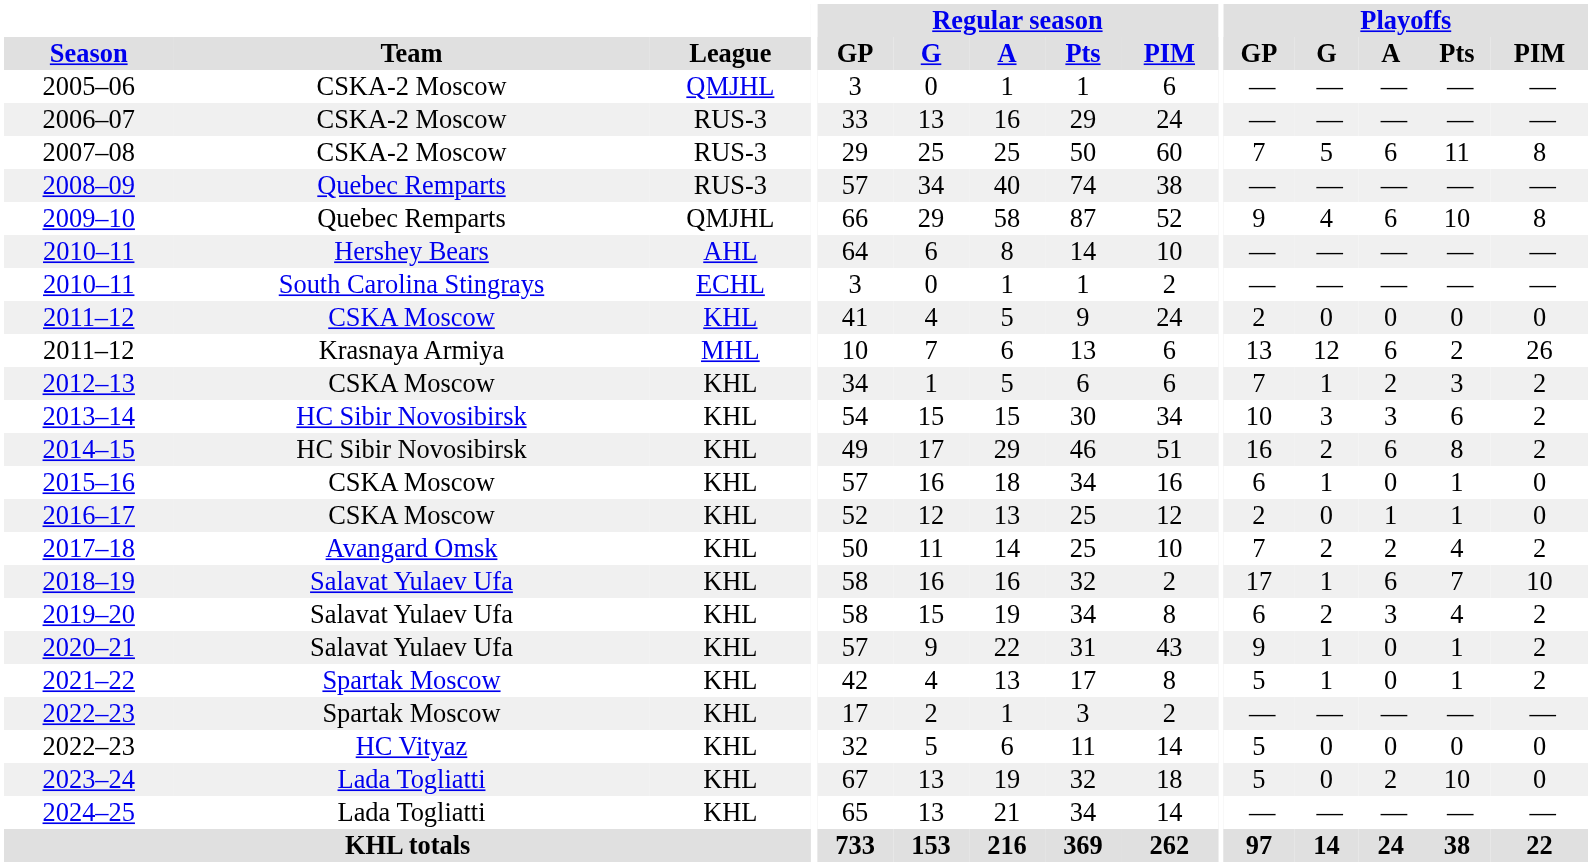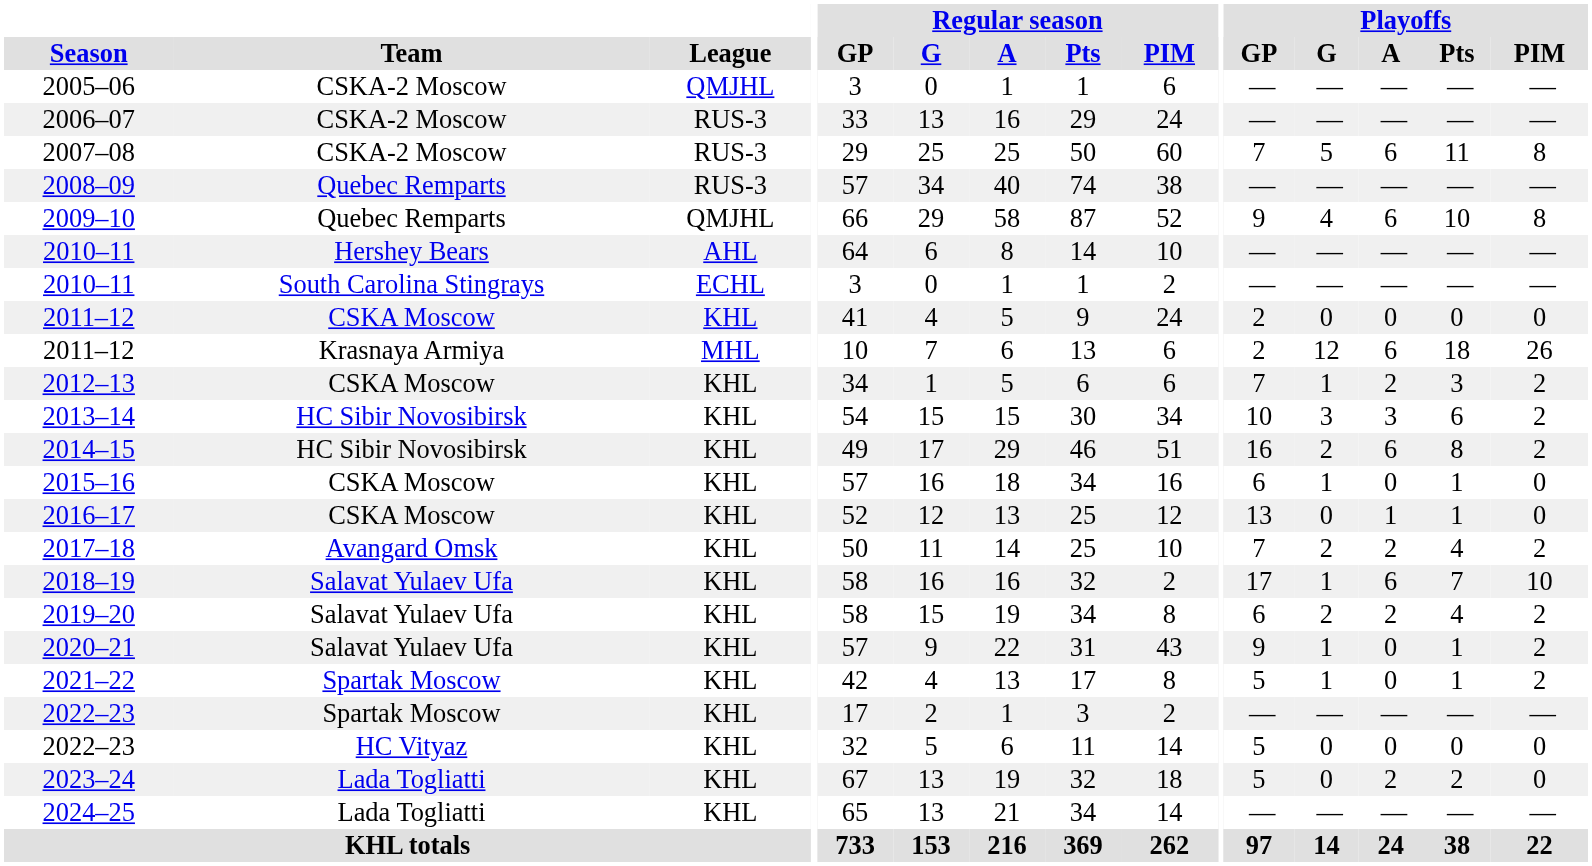(1259, 350) 13 -> (1259, 350) 2
(1457, 350) 2 -> (1457, 350) 18
(1259, 515) 2 -> (1259, 515) 13
(1391, 614) 3 -> (1391, 614) 2
(1457, 779) 10 -> (1457, 779) 2
